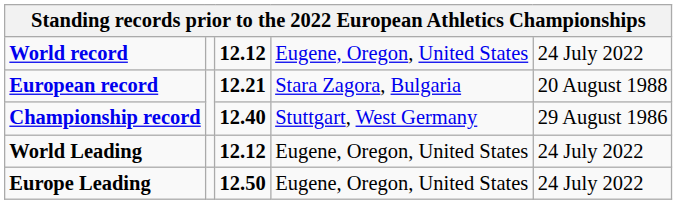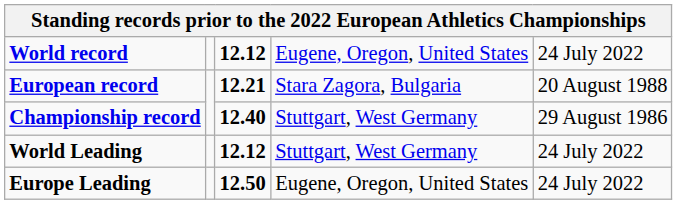(402, 150) Eugene, Oregon, United States -> (376, 150) Stuttgart, West Germany
